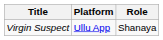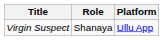columns swapped: (137, 12) <-> (94, 12)
